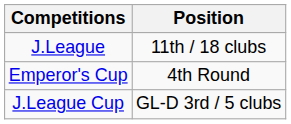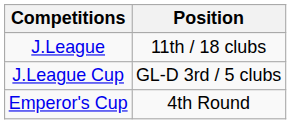rows swapped: (68, 75) <-> (68, 103)
